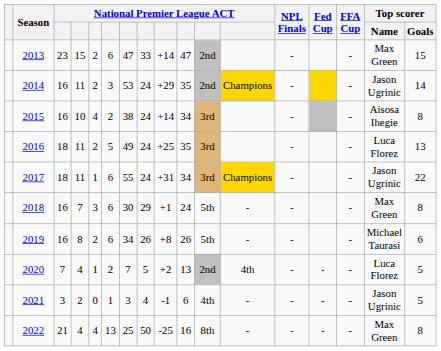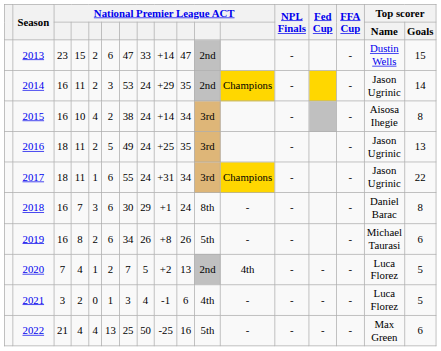(384, 55) Max Green -> (384, 55) Dustin Wells
(384, 147) Luca Florez -> (384, 147) Jason Ugrinic
(207, 208) 5th -> (207, 208) 8th
(384, 208) Max Green -> (384, 208) Daniel Barac
(384, 300) Jason Ugrinic -> (384, 300) Luca Florez
(207, 330) 8th -> (207, 330) 5th
(420, 330) 8 -> (420, 330) 6
